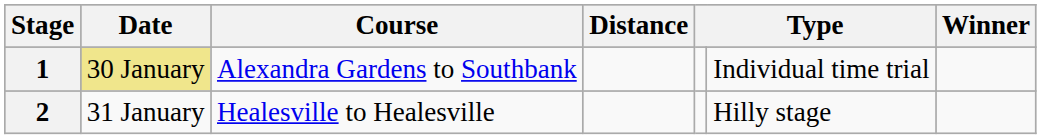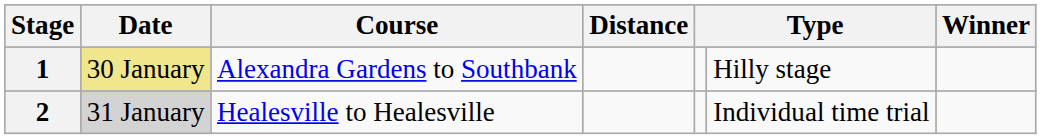(821, 68) Individual time trial -> (772, 68) Hilly stage
(146, 111) no background -> (146, 111) lightgrey background
(772, 111) Hilly stage -> (821, 111) Individual time trial
